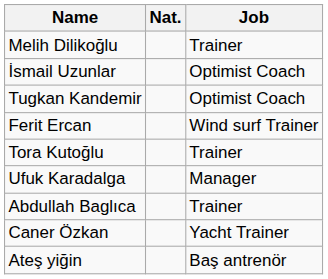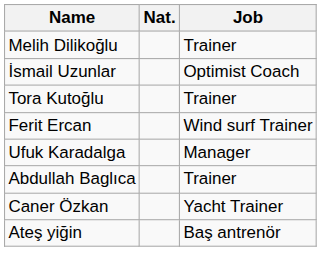- row: (75, 98)
rows swapped: (50, 125) <-> (56, 152)
